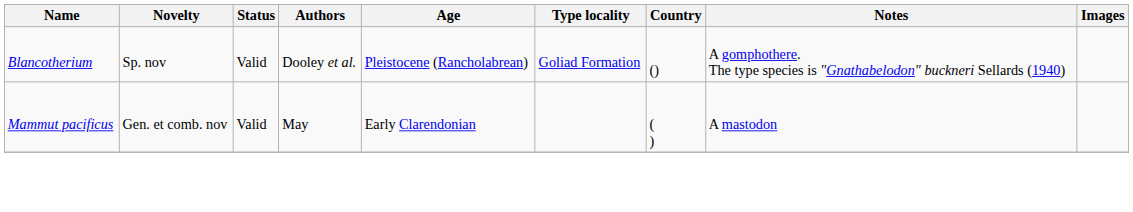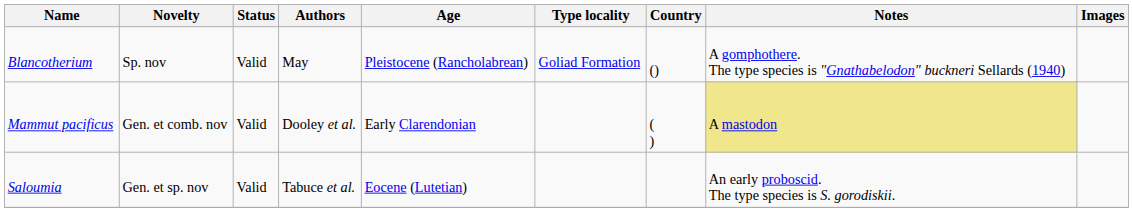(319, 62) Dooley et al. -> (295, 62) May
(295, 125) May -> (319, 125) Dooley et al.
(743, 125) no background -> (743, 125) khaki background
+ row: (35, 187)
